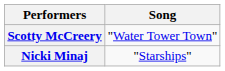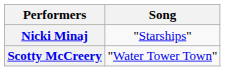rows swapped: (55, 55) <-> (55, 35)
